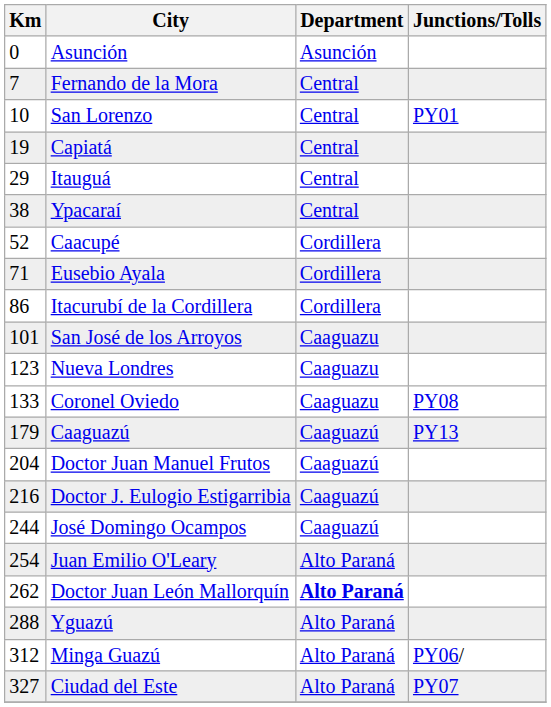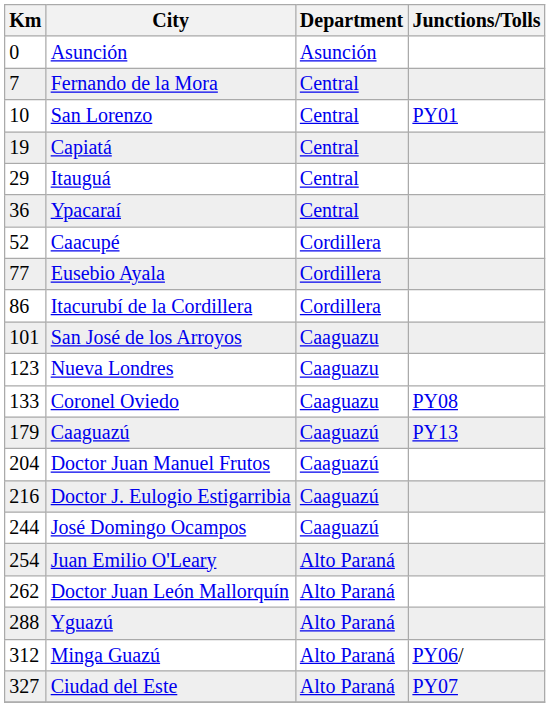(19, 210) 38 -> (19, 210) 36
(19, 274) 71 -> (19, 274) 77
(352, 591) bold -> (347, 591) normal
